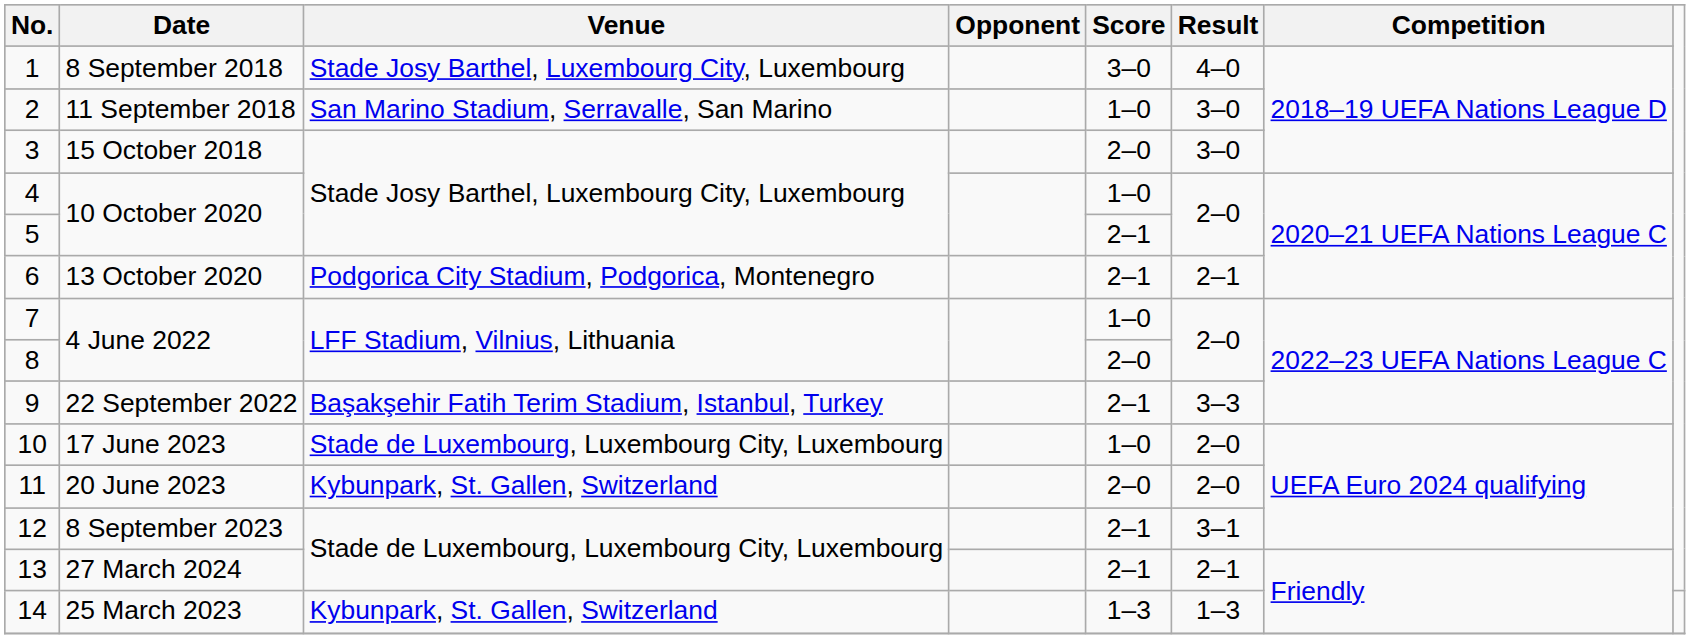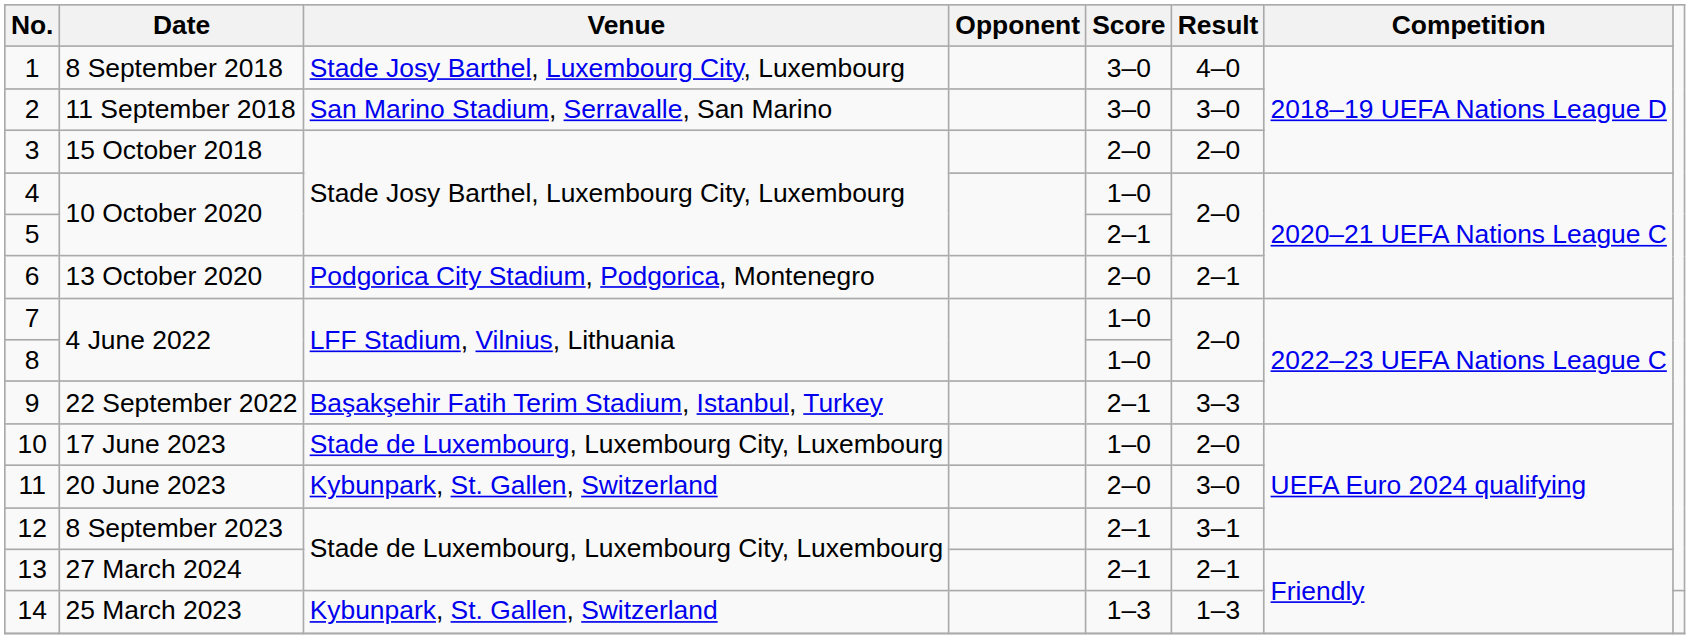(1129, 109) 1–0 -> (1129, 109) 3–0
(1218, 151) 3–0 -> (1218, 151) 2–0
(1129, 276) 2–1 -> (1129, 276) 2–0
(1129, 360) 2–0 -> (1129, 360) 1–0
(1218, 485) 2–0 -> (1218, 485) 3–0
